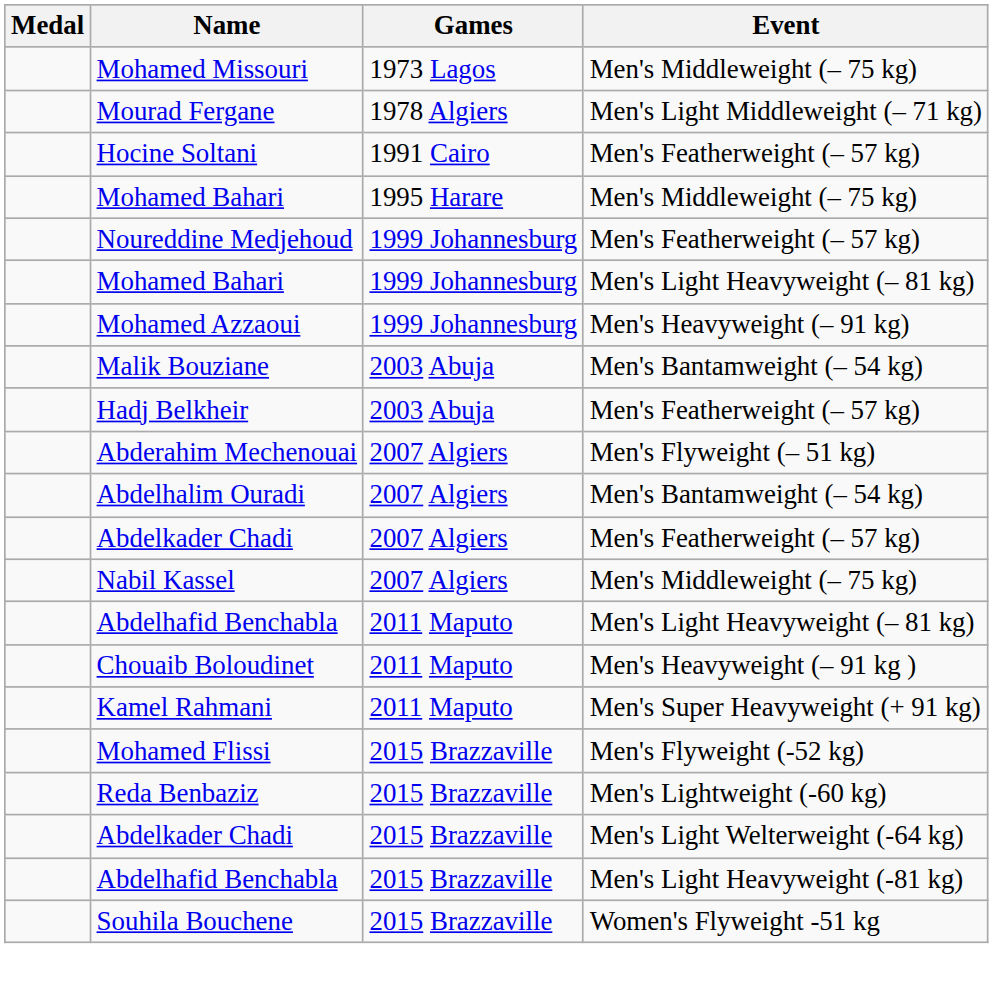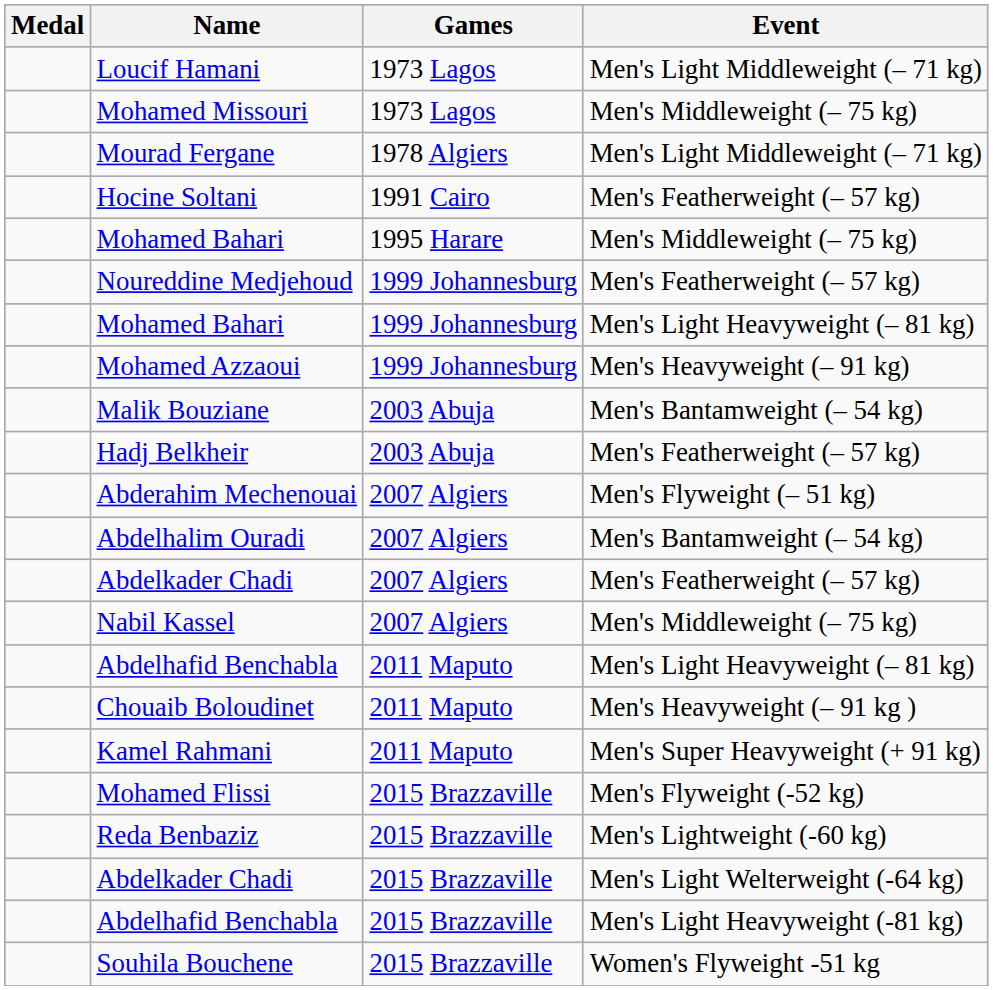+ row: (178, 68)
